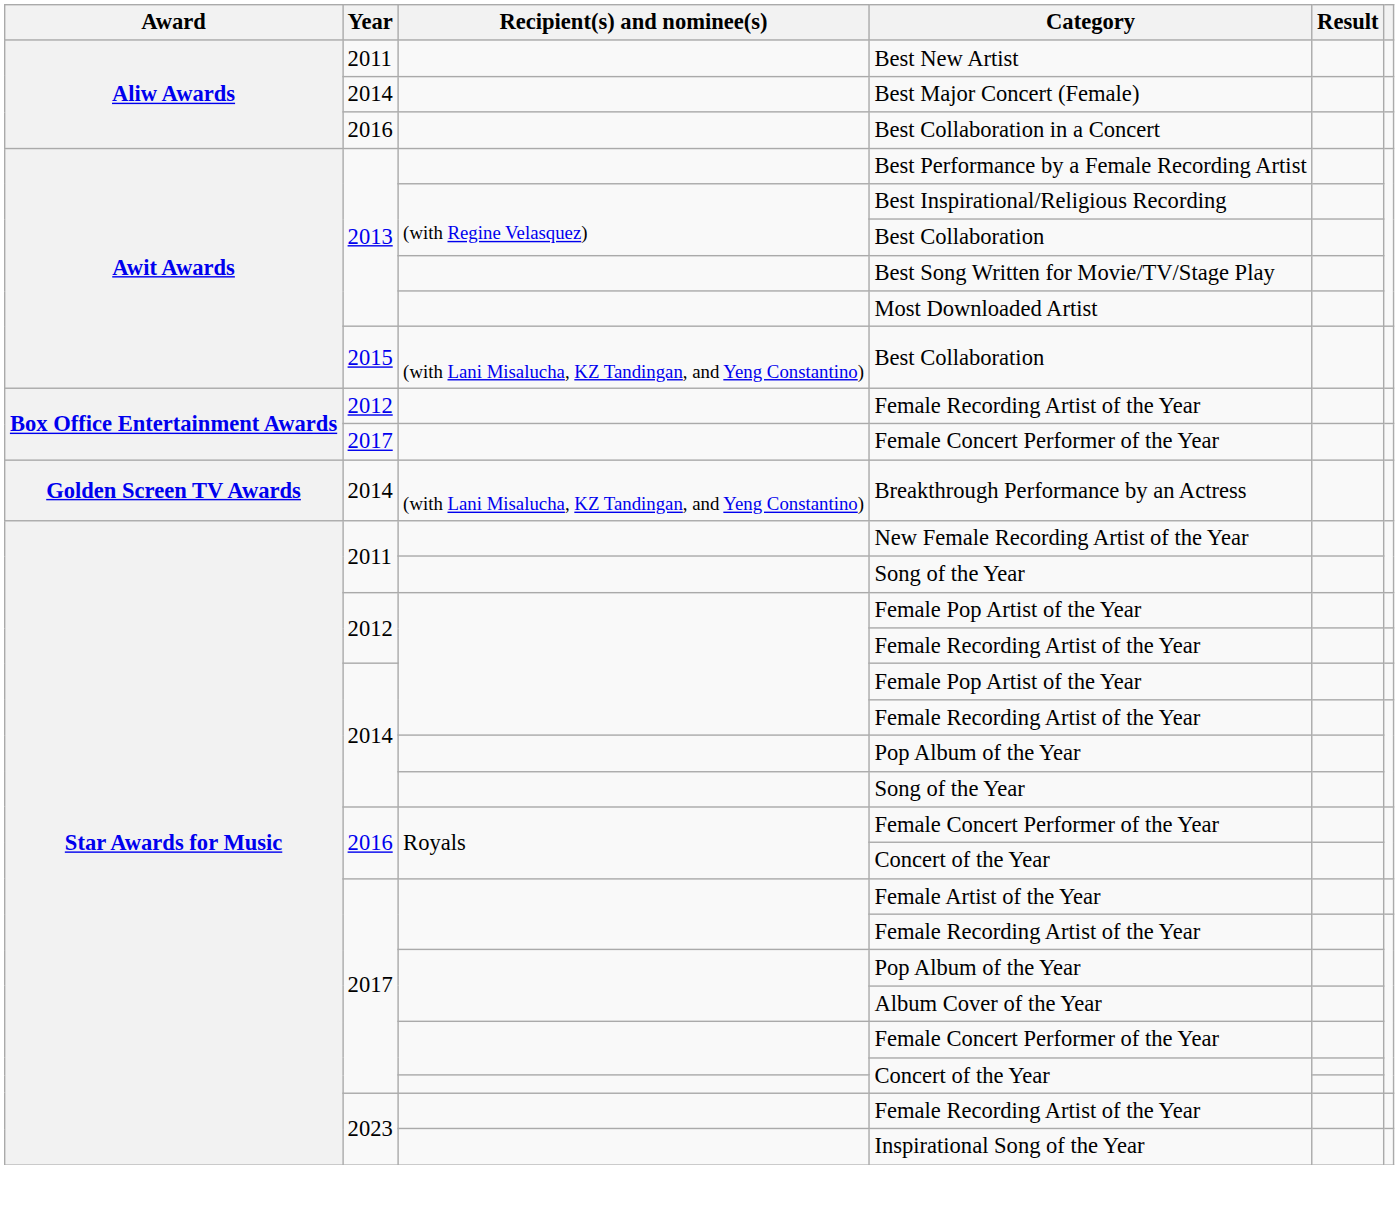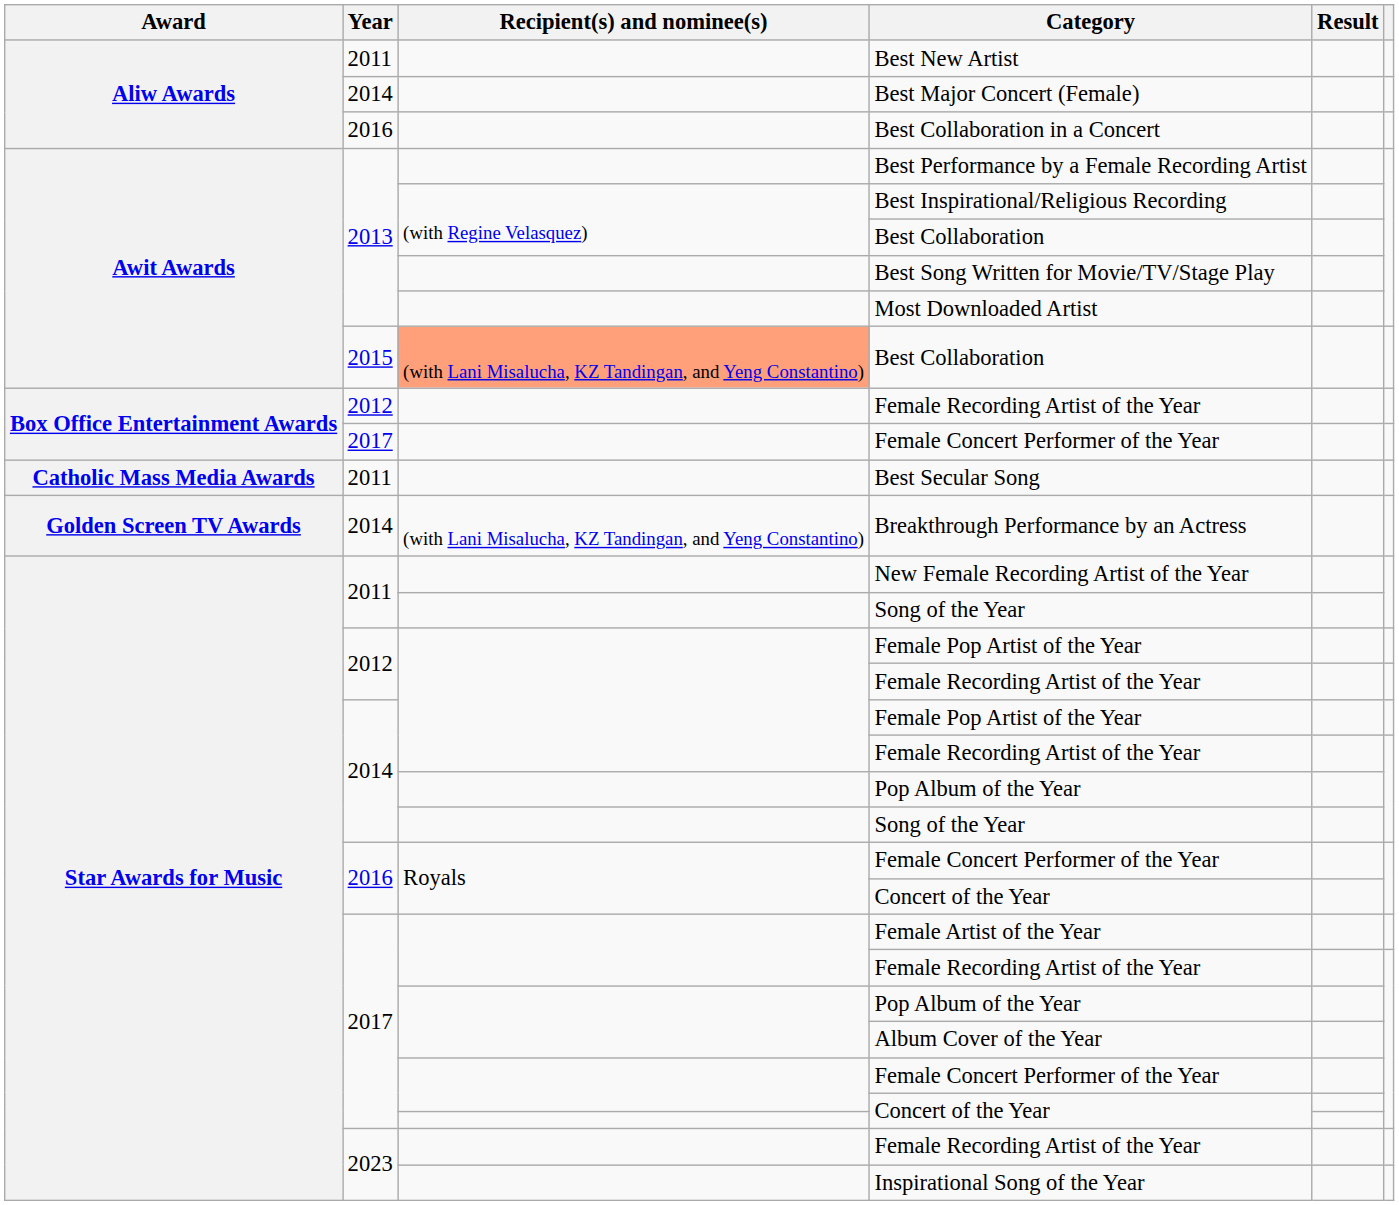(634, 371) no background -> (634, 371) lightsalmon background
+ row: (370, 477)
